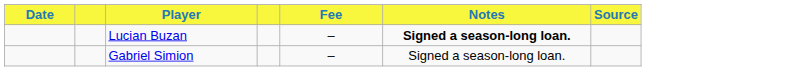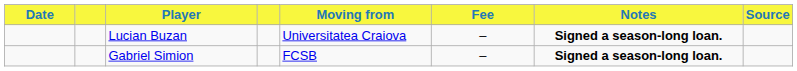+ column: (355, 14)
(487, 55) normal -> (639, 55) bold
